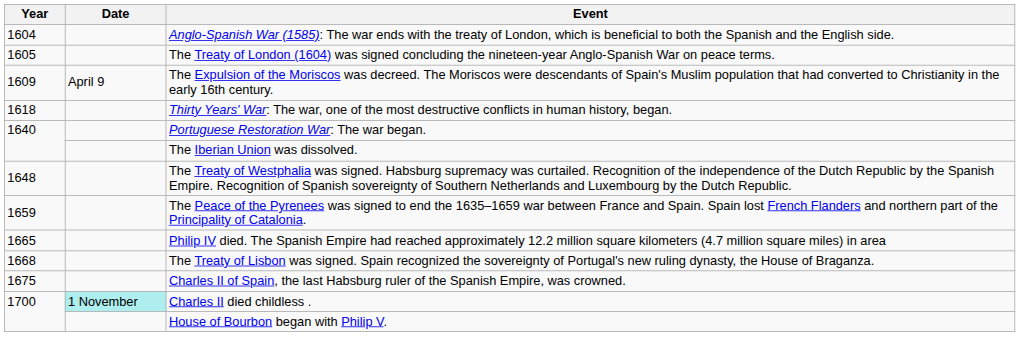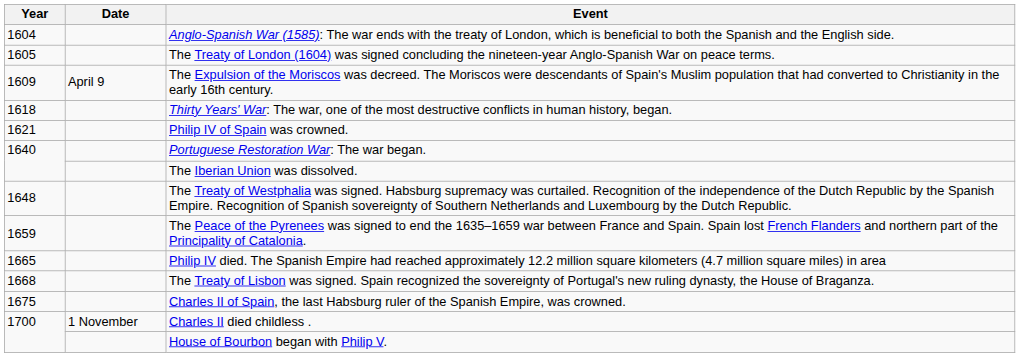+ row: (259, 130)
(103, 301) paleturquoise background -> (103, 321) no background
